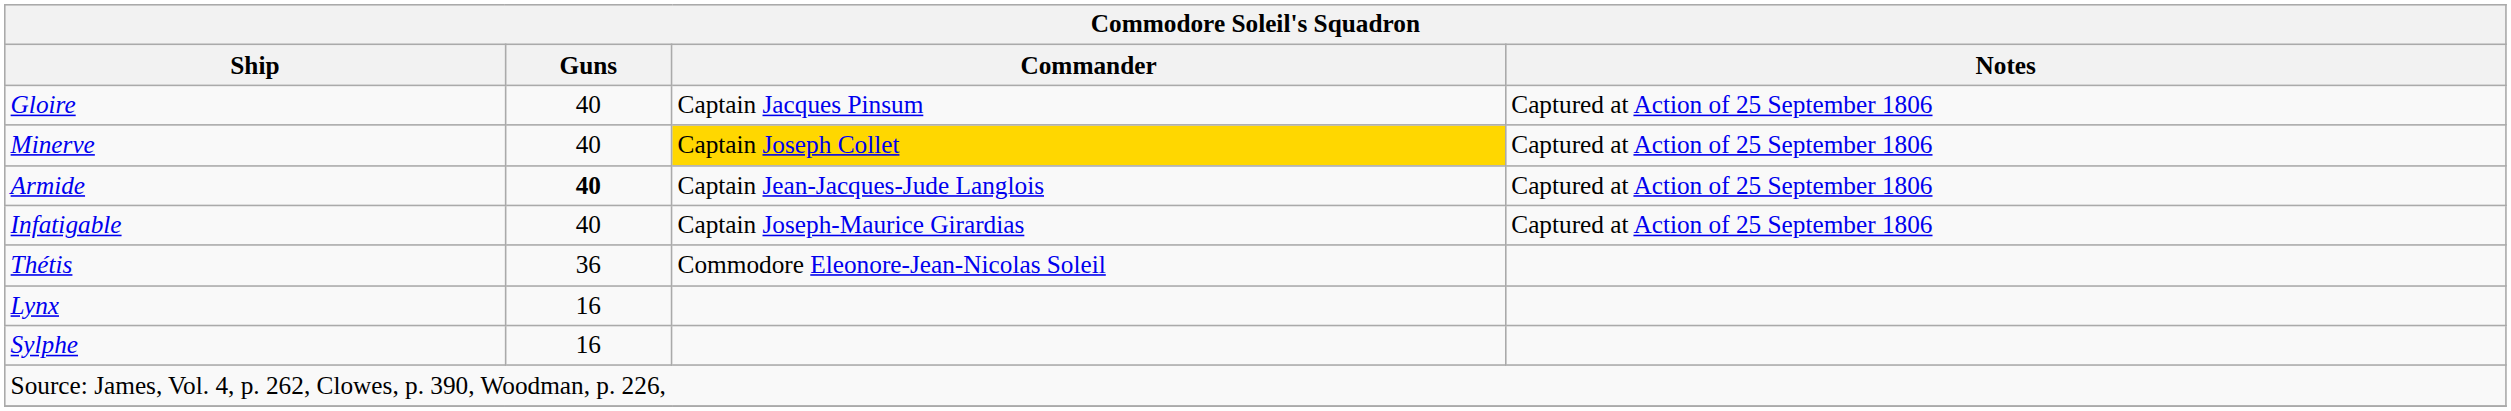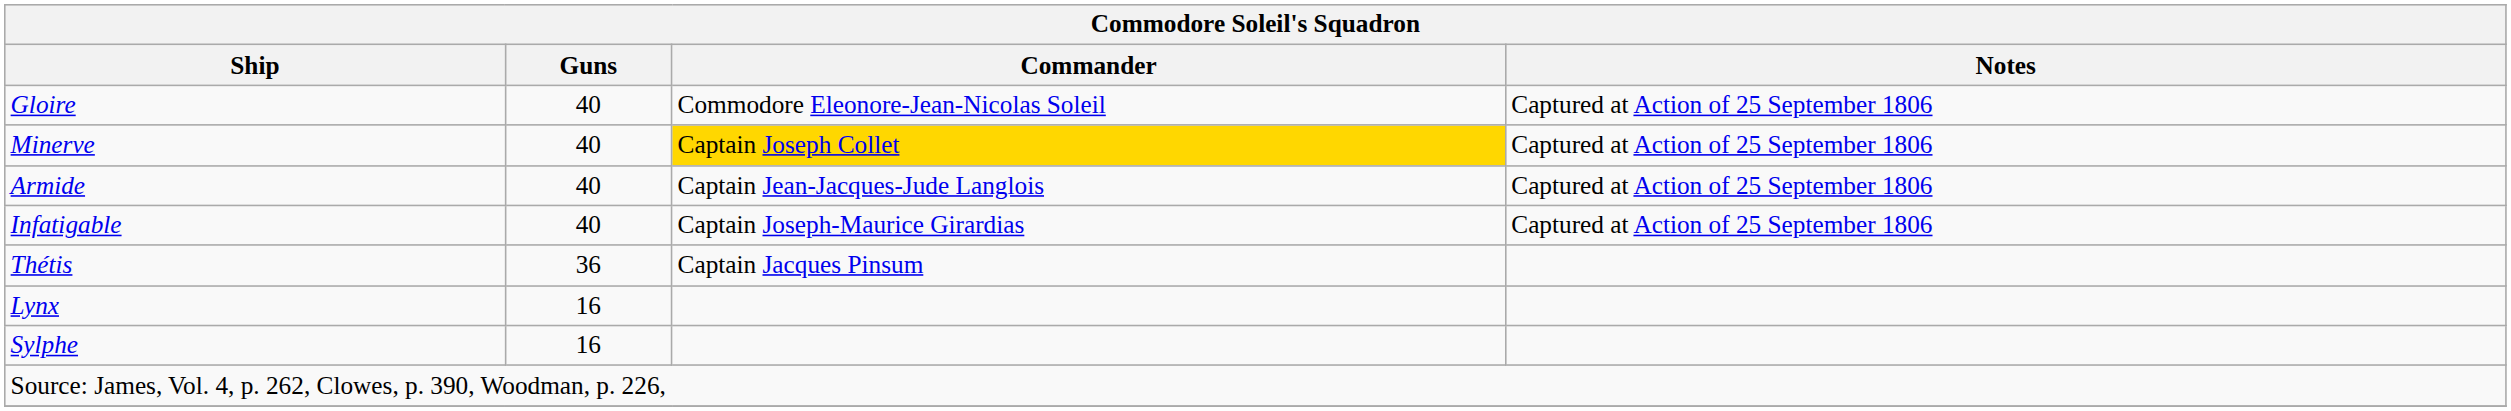(800, 104) Captain Jacques Pinsum -> (892, 104) Commodore Eleonore-Jean-Nicolas Soleil
(588, 184) bold -> (588, 184) normal
(892, 265) Commodore Eleonore-Jean-Nicolas Soleil -> (800, 265) Captain Jacques Pinsum
